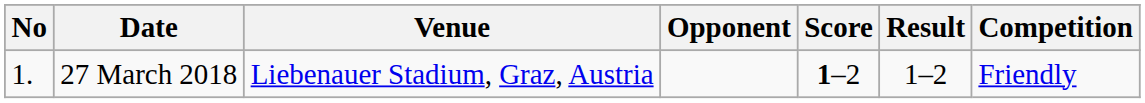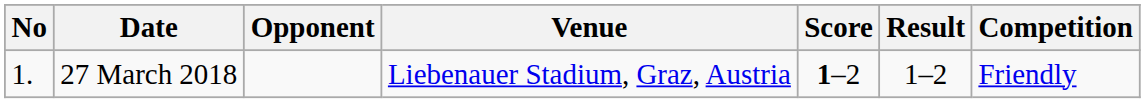columns swapped: (452, 27) <-> (729, 27)
